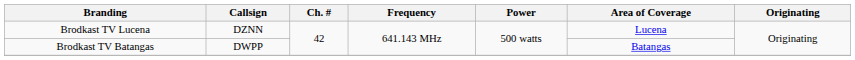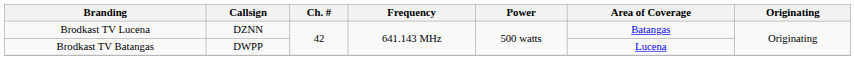(651, 30) Lucena -> (651, 30) Batangas
(651, 47) Batangas -> (651, 47) Lucena
